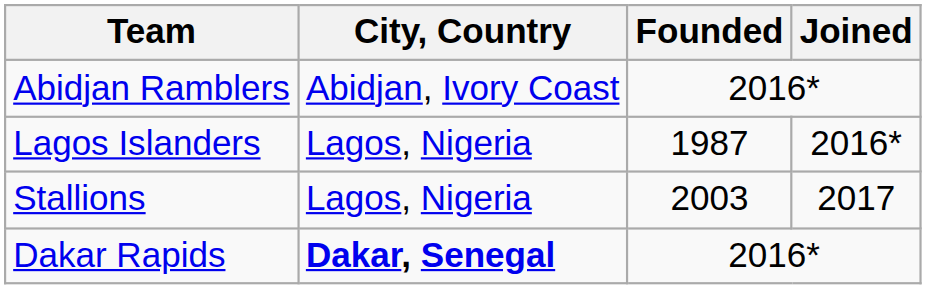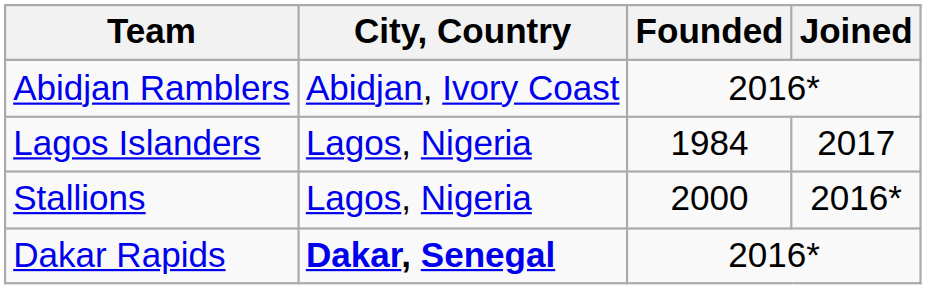(710, 143) 1987 -> (710, 143) 1984
(856, 143) 2016* -> (856, 143) 2017
(710, 198) 2003 -> (710, 198) 2000
(856, 198) 2017 -> (856, 198) 2016*
